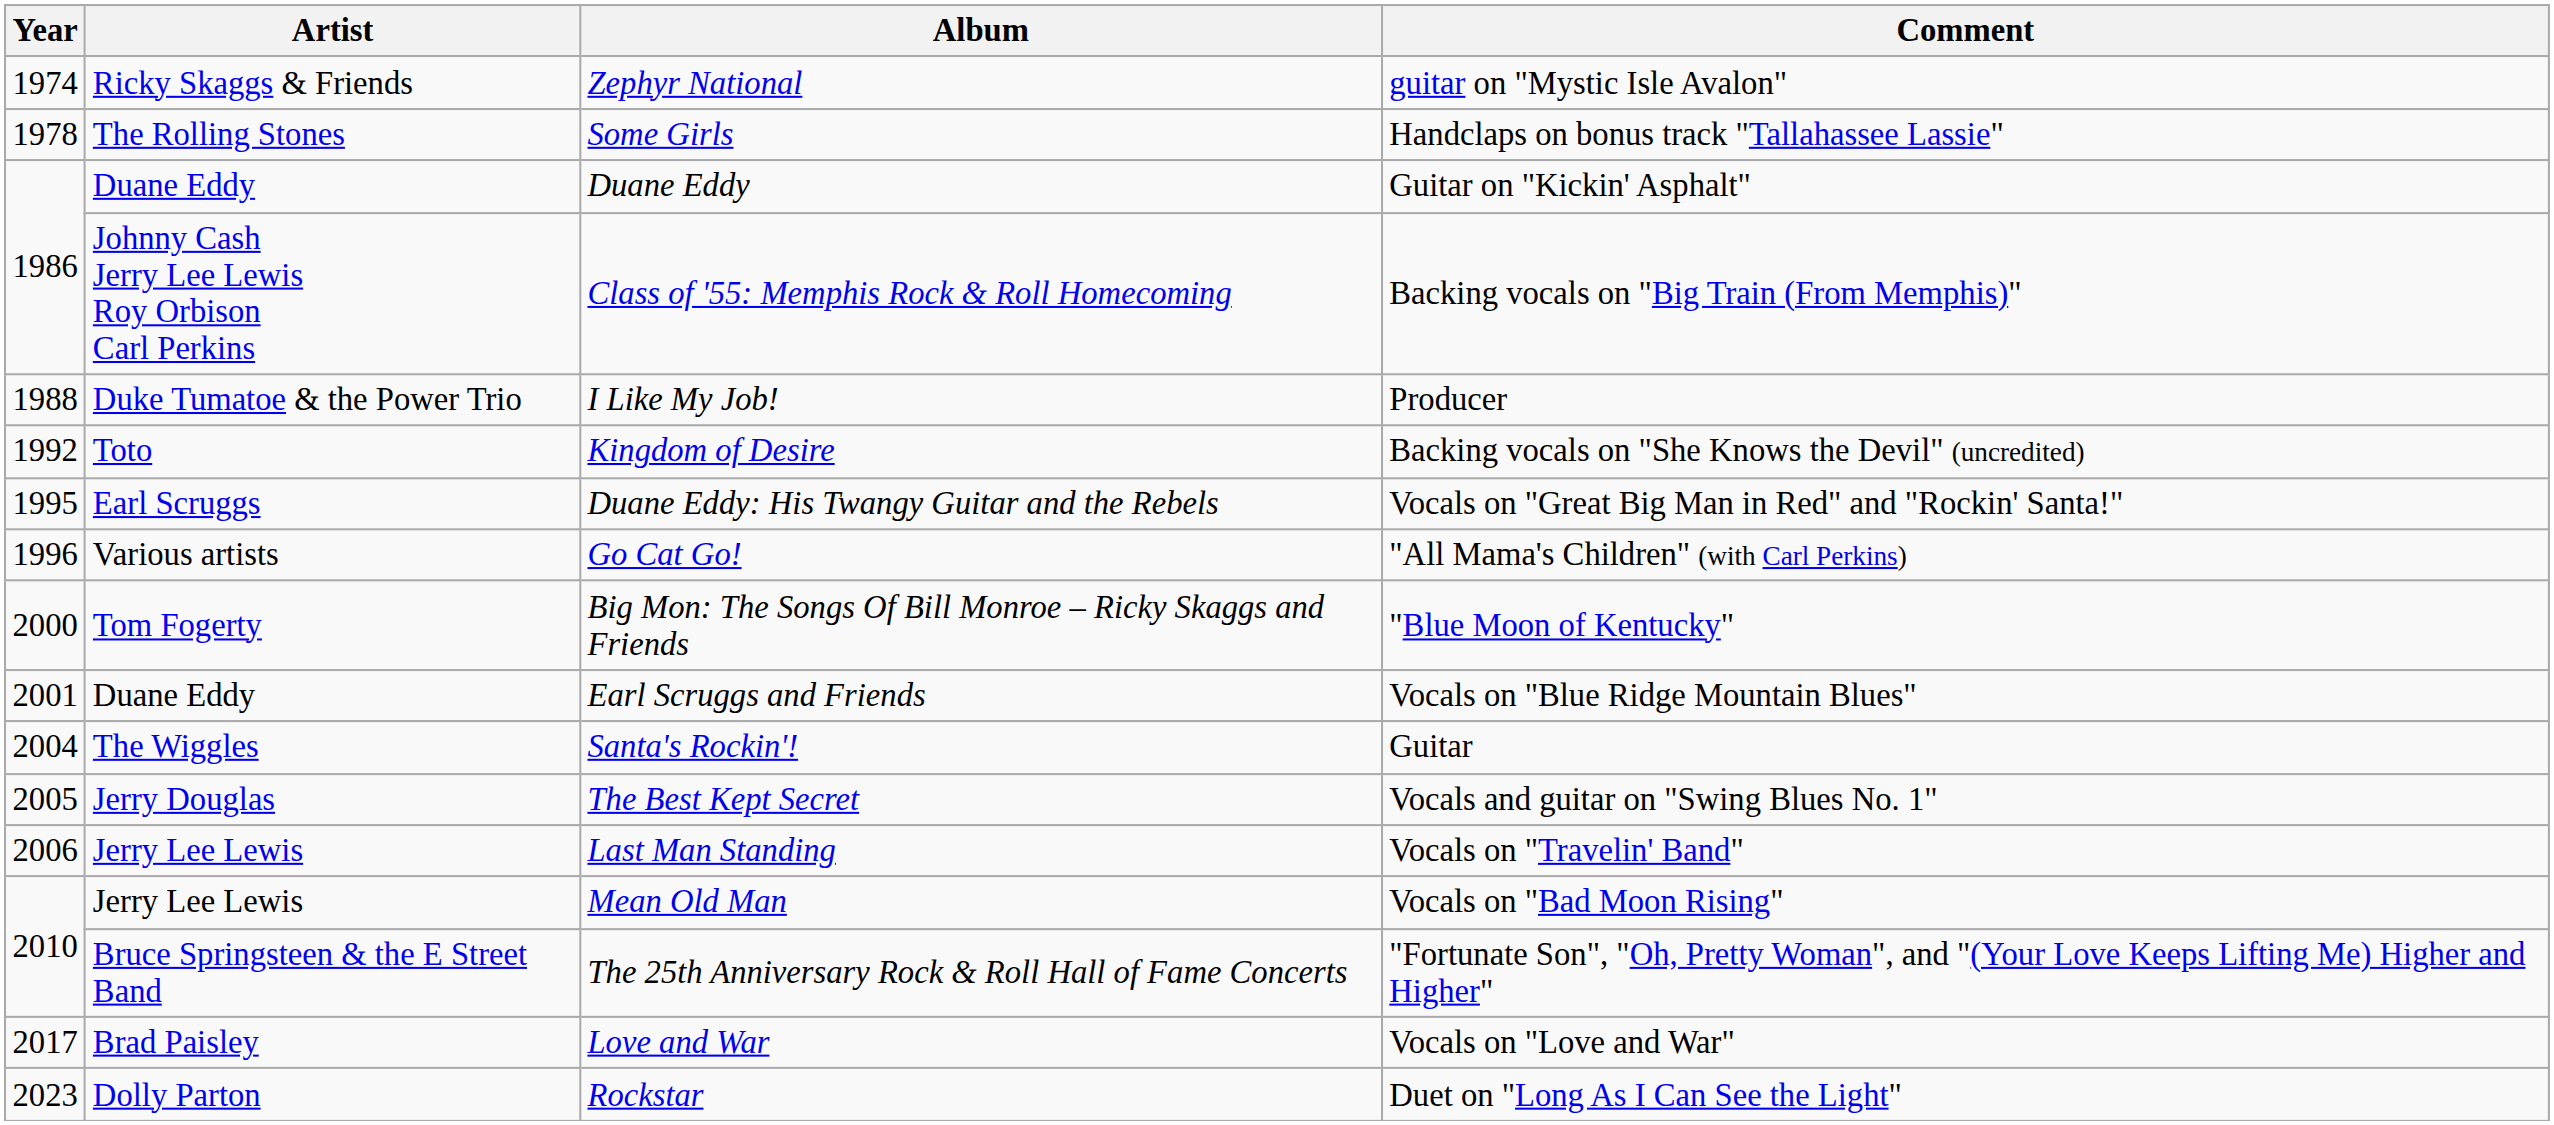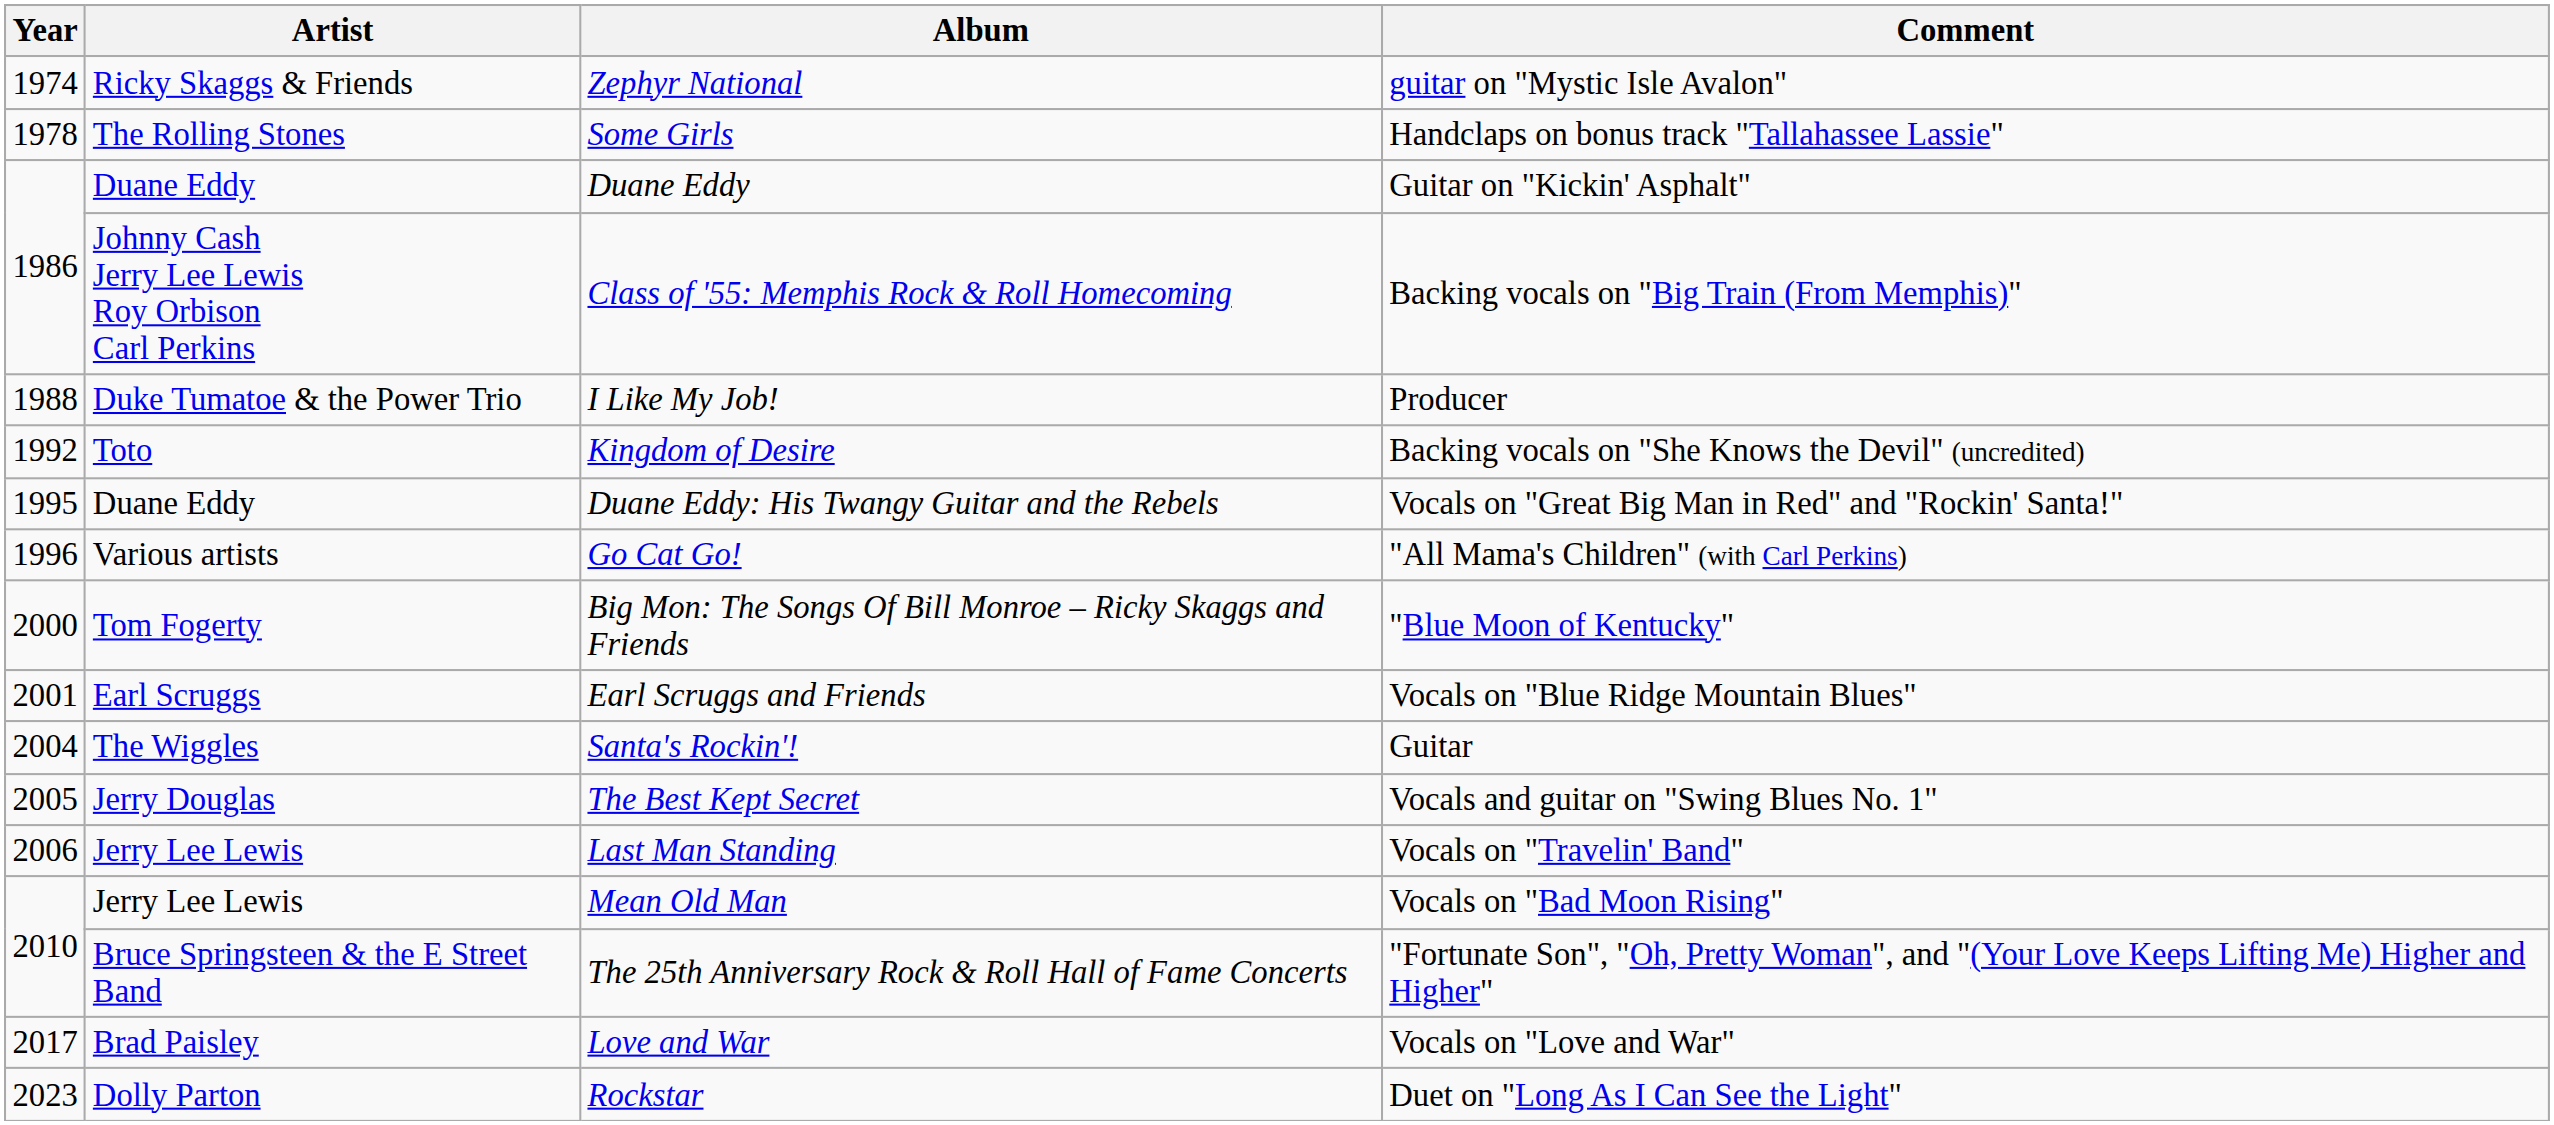(177, 502) Earl Scruggs -> (174, 502) Duane Eddy
(174, 694) Duane Eddy -> (177, 694) Earl Scruggs
